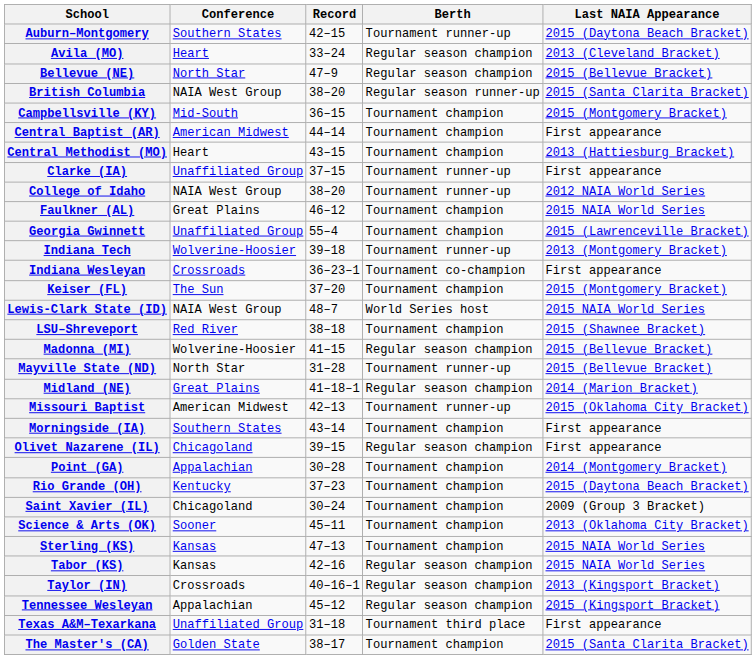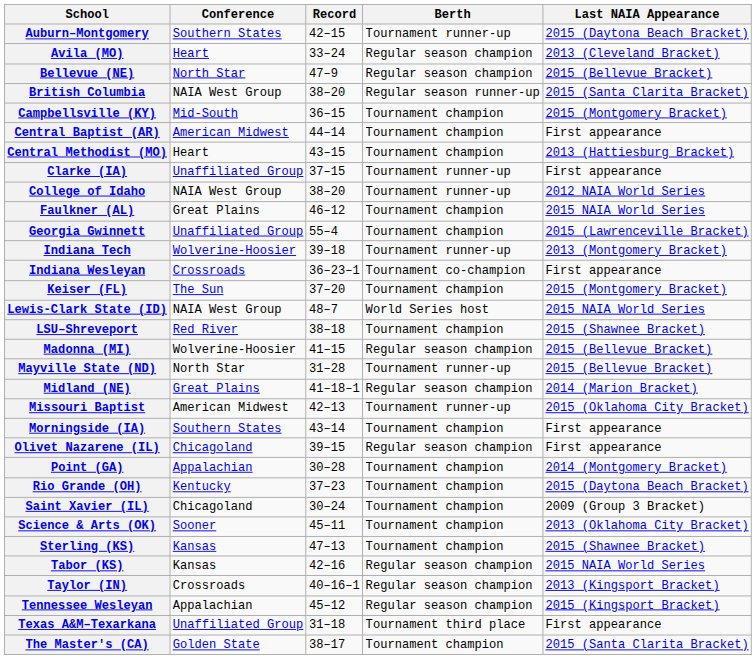(625, 546) 2015 NAIA World Series -> (625, 546) 2015 (Shawnee Bracket)
